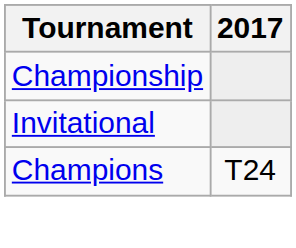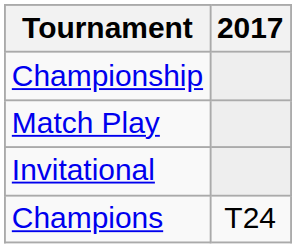+ row: (86, 123)
